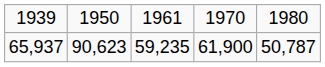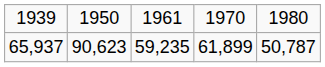(225, 47) 61,900 -> (225, 47) 61,899
